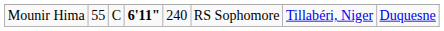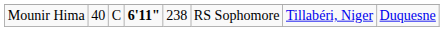(98, 15) 55 -> (98, 15) 40
(177, 15) 240 -> (177, 15) 238
